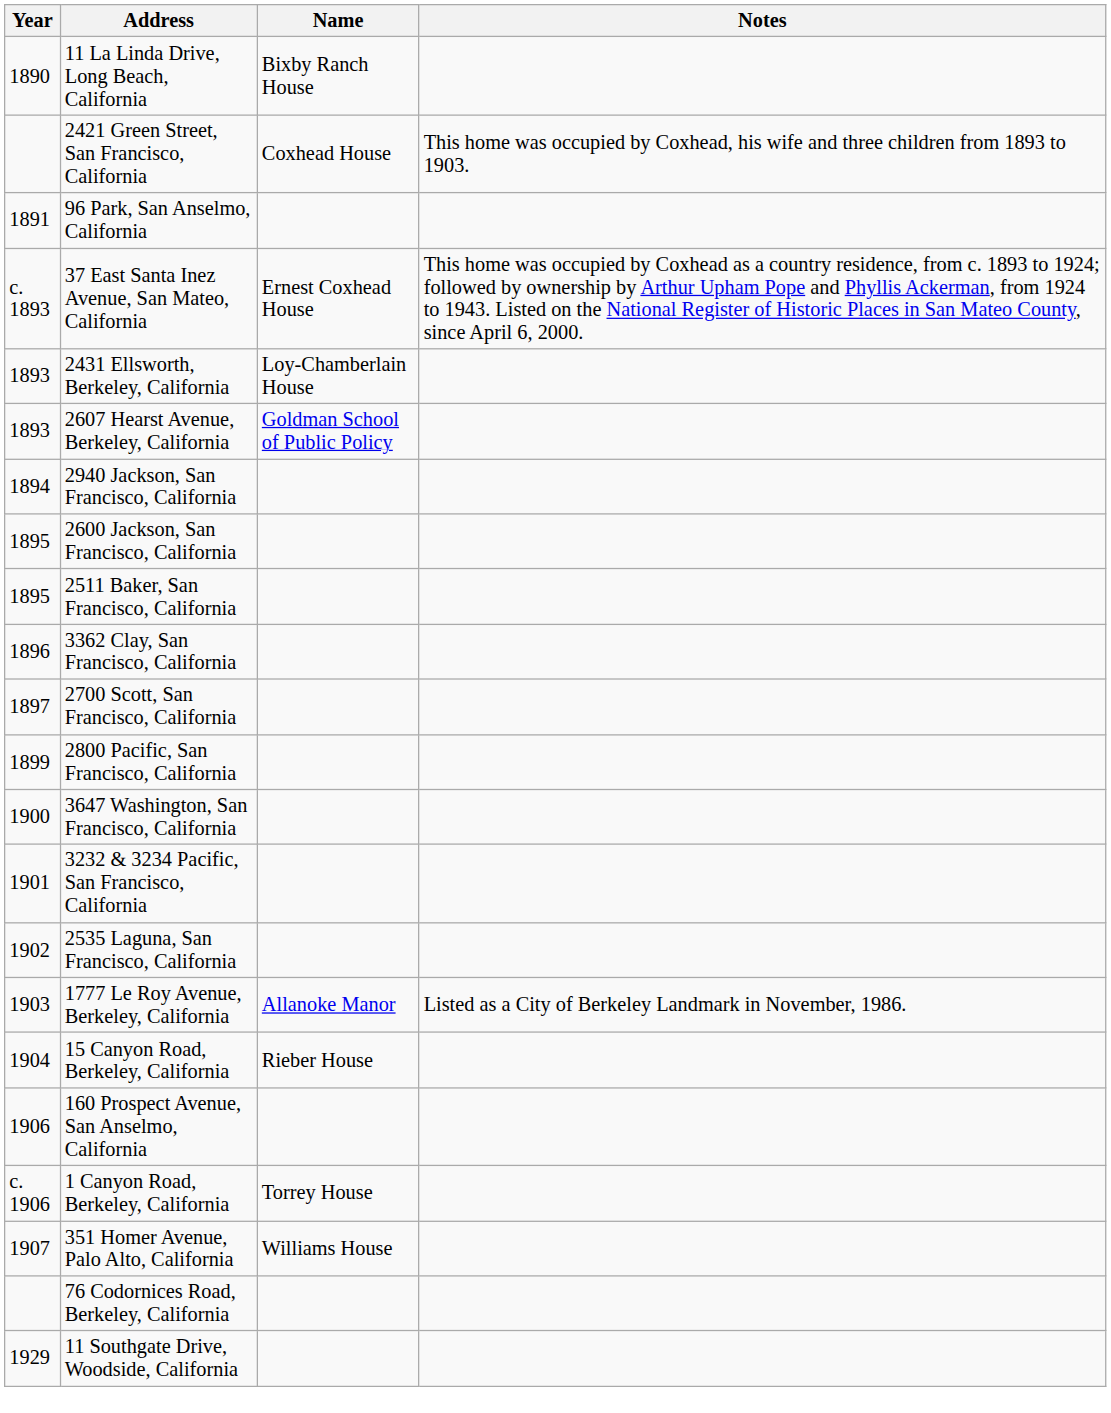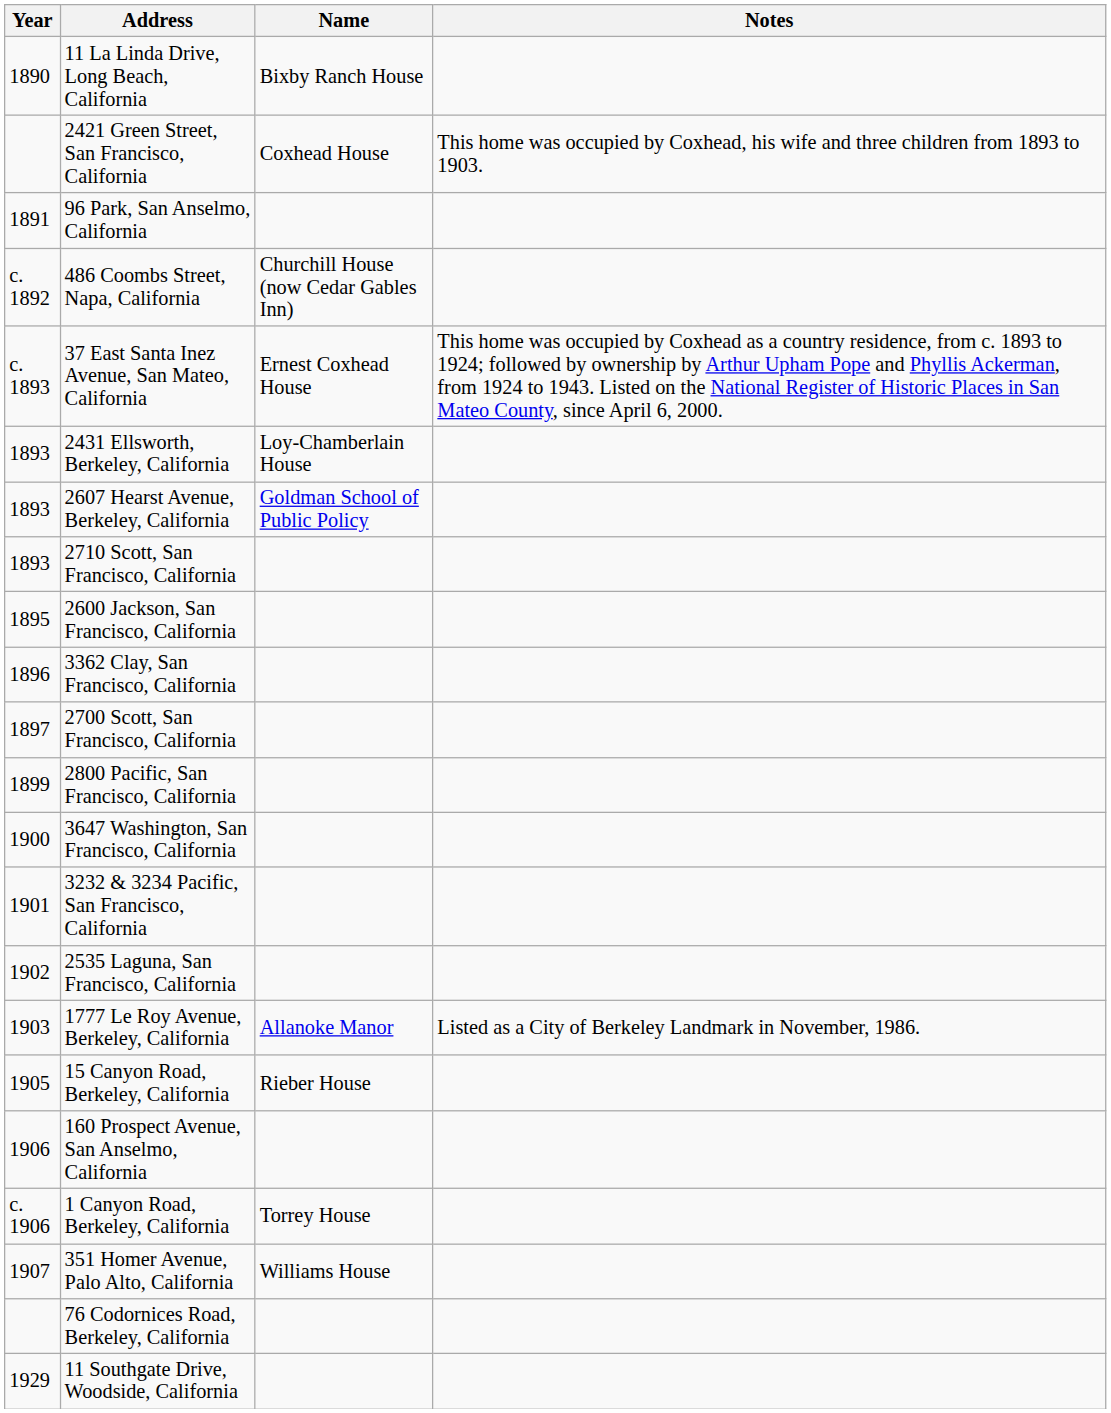+ row: (145, 286)
+ row: (150, 564)
- row: (151, 486)
- row: (151, 596)
(30, 1059) 1904 -> (30, 1082) 1905
